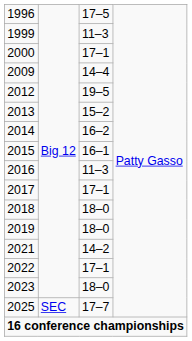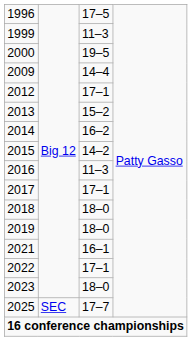(96, 53) 17–1 -> (96, 53) 19–5
(96, 92) 19–5 -> (96, 92) 17–1
(96, 151) 16–1 -> (96, 151) 14–2
(96, 248) 14–2 -> (96, 248) 16–1
